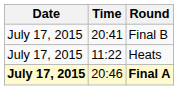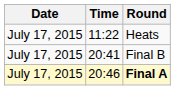rows swapped: (145, 54) <-> (148, 34)
(46, 74) bold -> (45, 74) normal
